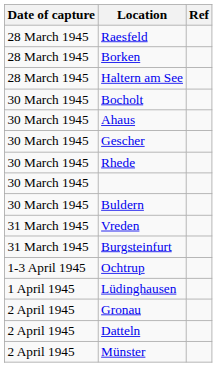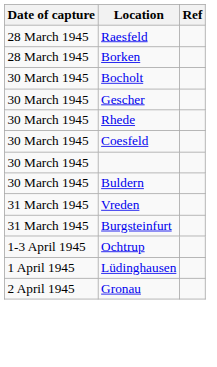- row: (142, 78)
- row: (118, 120)
+ row: (125, 141)
- row: (121, 330)
- row: (123, 352)
